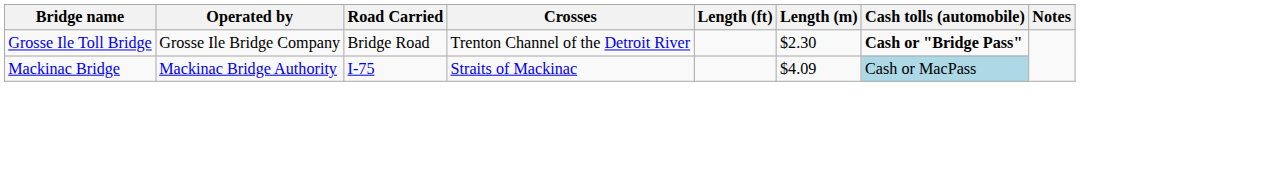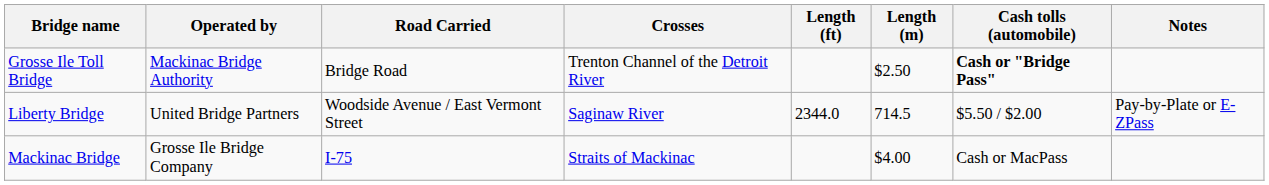(250, 42) Grosse Ile Bridge Company -> (206, 70) Mackinac Bridge Authority
(798, 42) $2.30 -> (893, 70) $2.50
+ row: (56, 114)
(248, 68) Mackinac Bridge Authority -> (207, 157) Grosse Ile Bridge Company
(798, 68) $4.09 -> (893, 157) $4.00
(921, 68) lightblue background -> (1012, 157) no background
